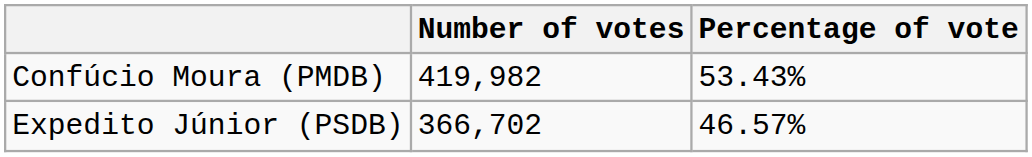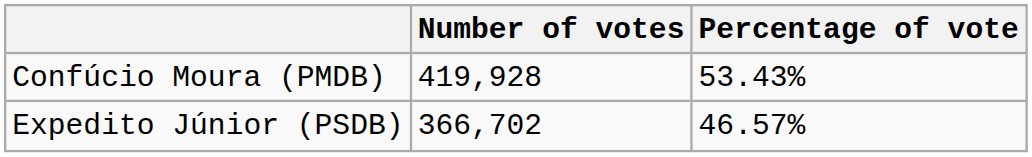(480, 78) 419,982 -> (480, 78) 419,928
